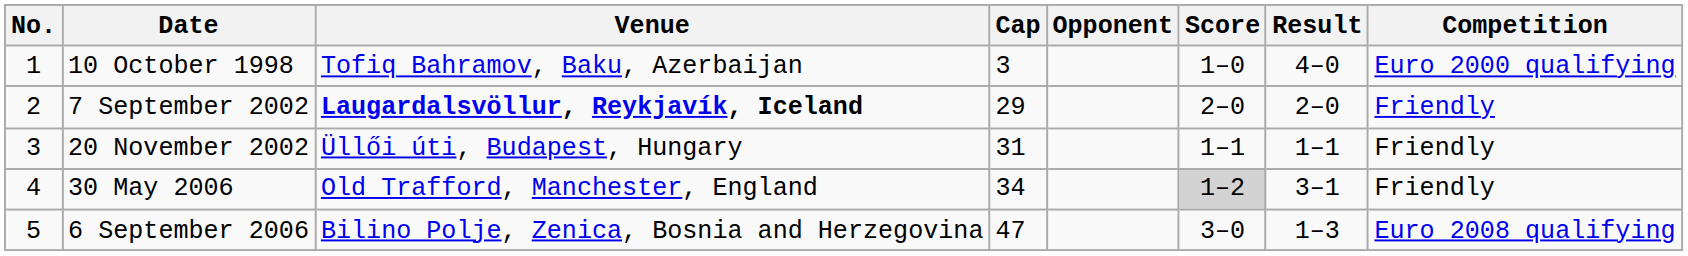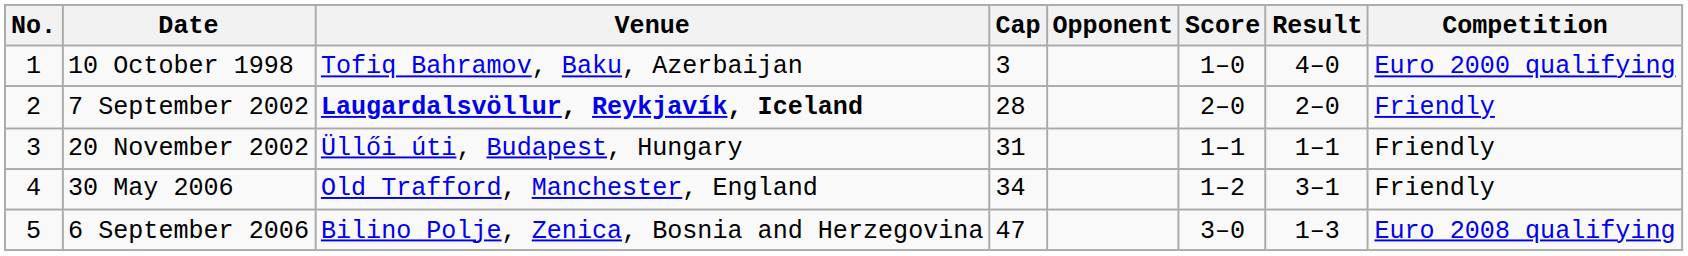(1010, 107) 29 -> (1010, 107) 28
(1223, 189) lightgrey background -> (1223, 189) no background
